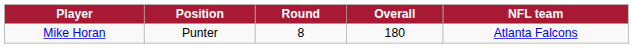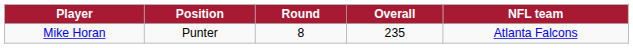(395, 33) 180 -> (395, 33) 235
